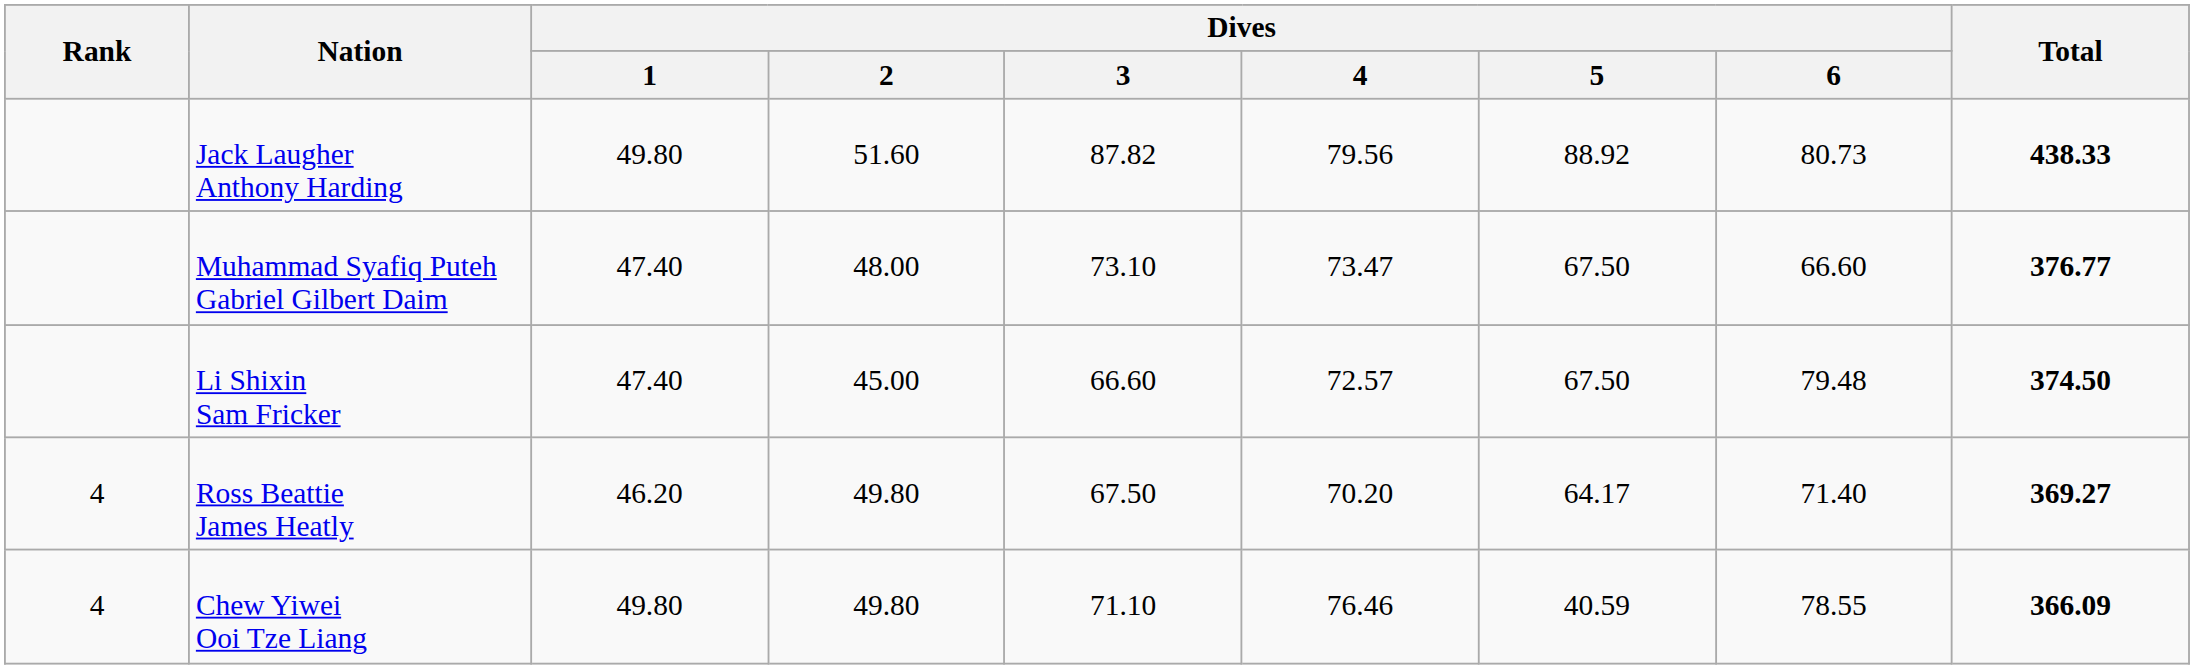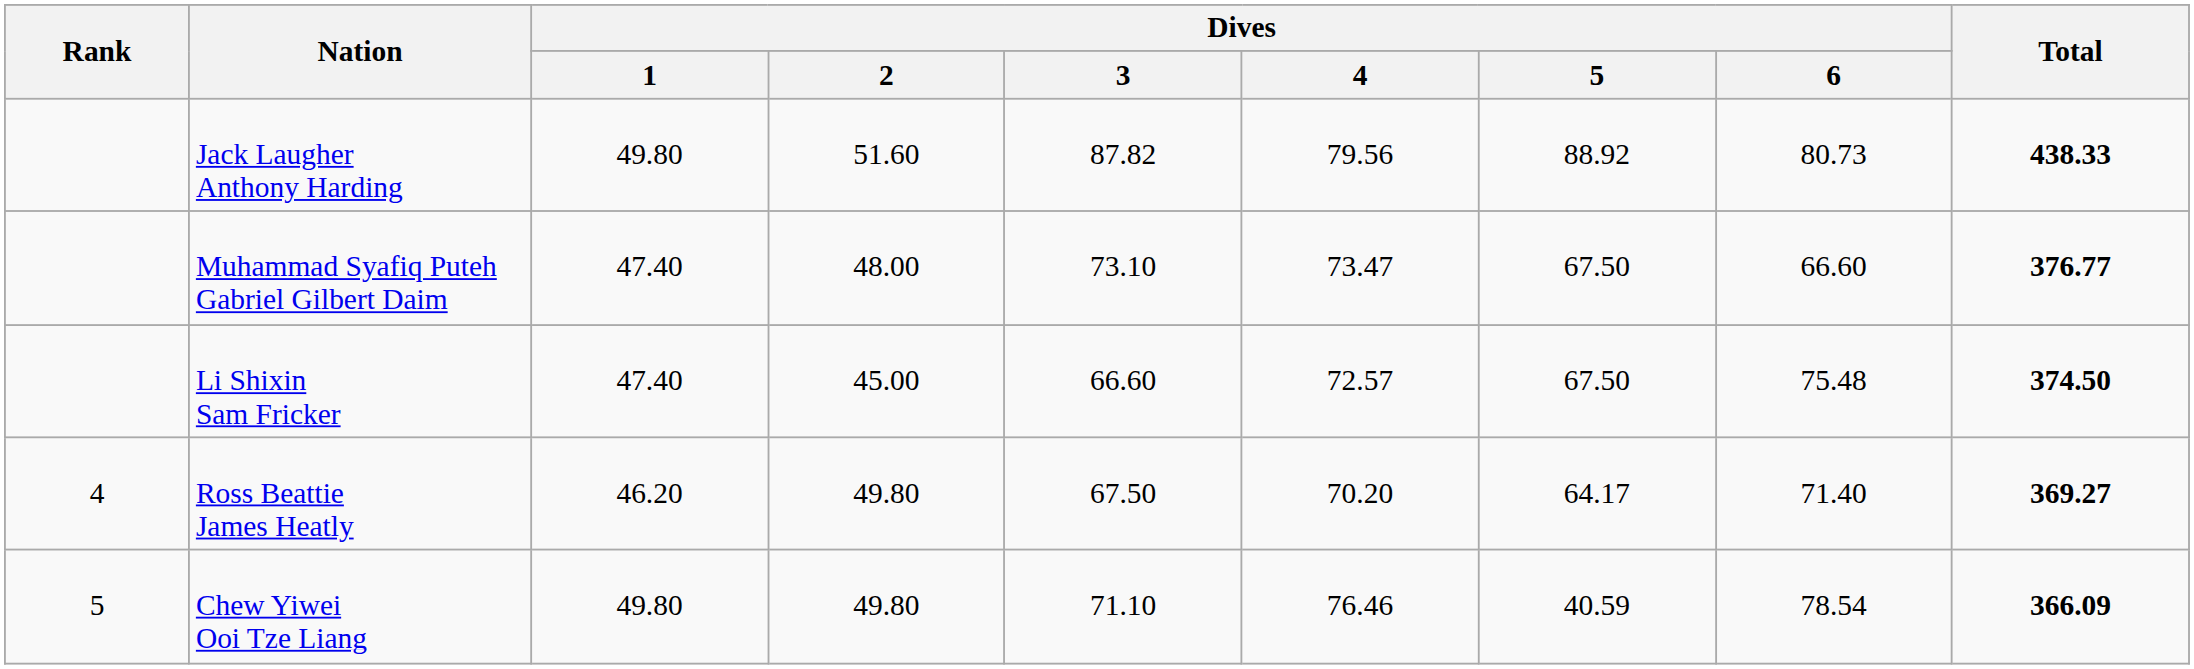(1834, 380) 79.48 -> (1834, 380) 75.48
(97, 606) 4 -> (97, 606) 5
(1834, 606) 78.55 -> (1834, 606) 78.54
